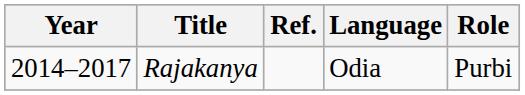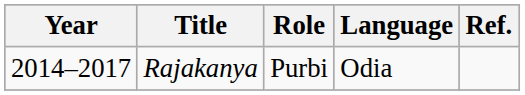columns swapped: (483, 25) <-> (293, 25)
